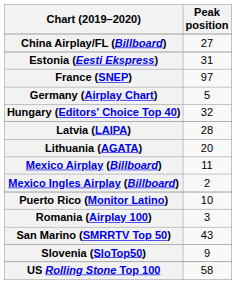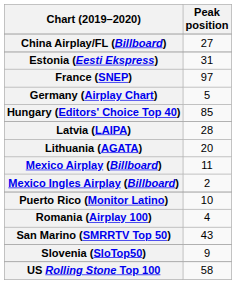(207, 113) 32 -> (207, 113) 85
(207, 218) 3 -> (207, 218) 4
